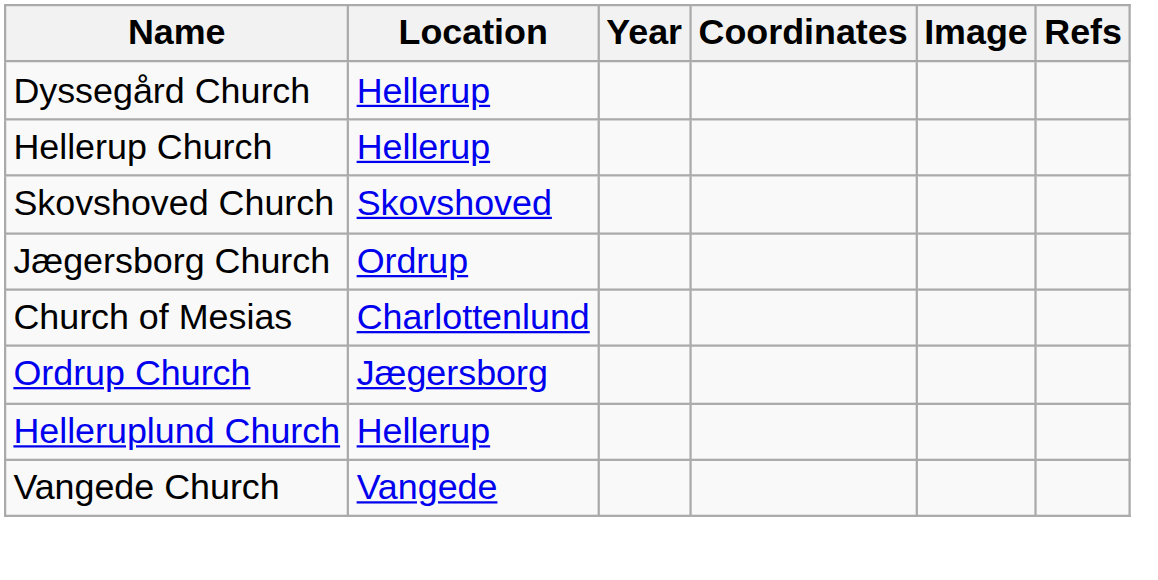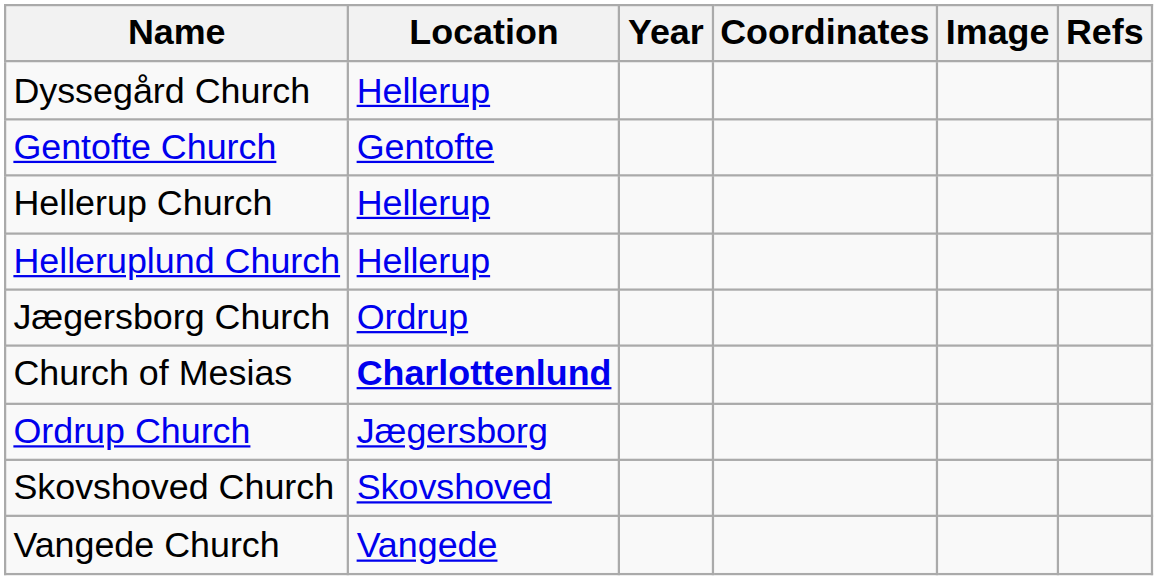+ row: (145, 146)
rows swapped: (177, 430) <-> (174, 203)
(473, 317) normal -> (484, 373) bold
